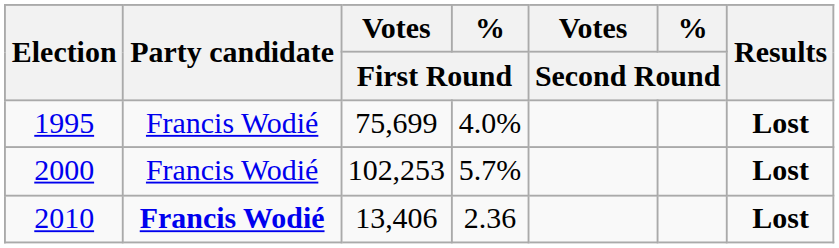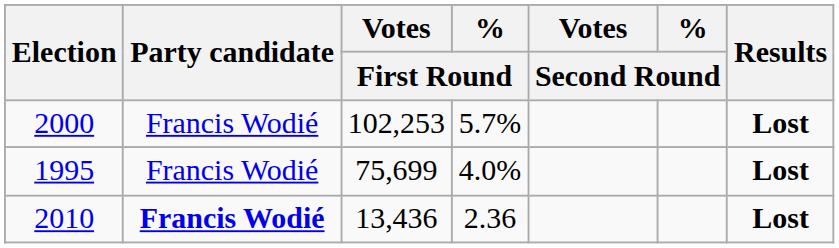rows swapped: (64, 123) <-> (64, 170)
(396, 218) 13,406 -> (396, 218) 13,436
